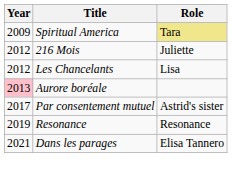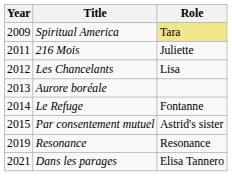(19, 50) 2012 -> (19, 50) 2011
(19, 87) pink background -> (19, 87) no background
+ row: (59, 106)
(19, 106) 2017 -> (19, 124) 2015
